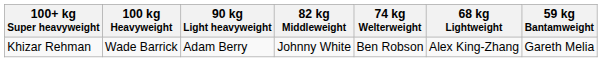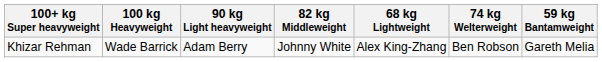columns swapped: (390, 20) <-> (474, 20)
